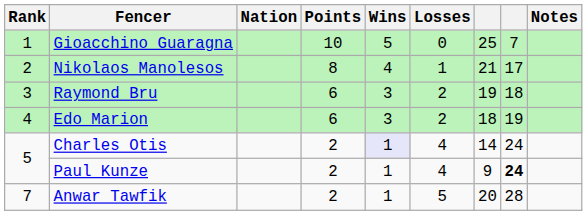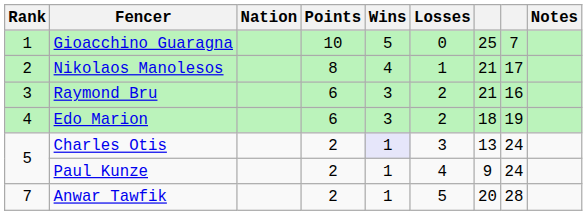(488, 94) 19 -> (488, 94) 21
(514, 94) 18 -> (514, 94) 16
(442, 146) 4 -> (442, 146) 3
(488, 146) 14 -> (488, 146) 13
(514, 171) bold -> (514, 171) normal
